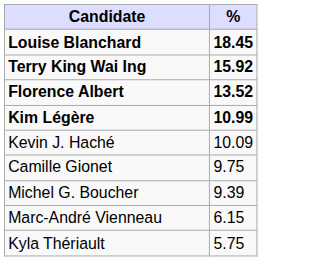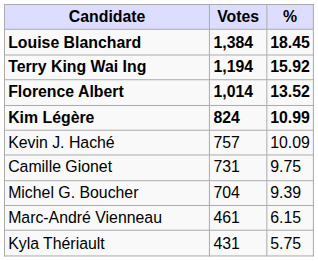+ column: (238, 17)
